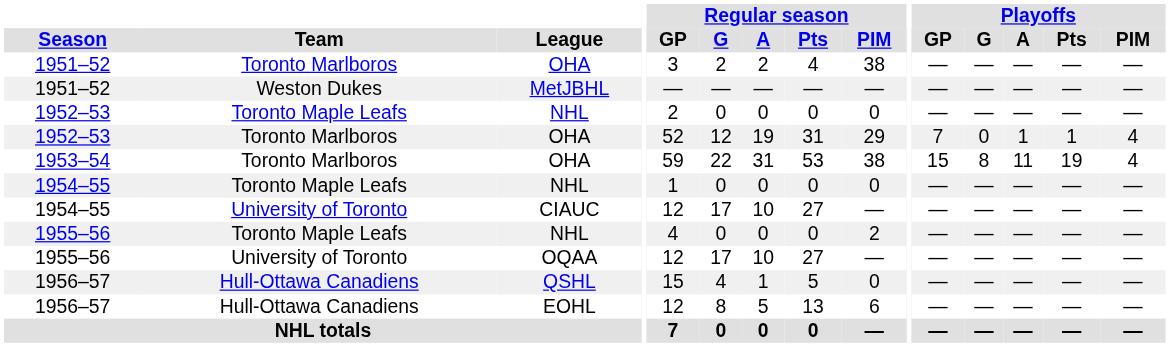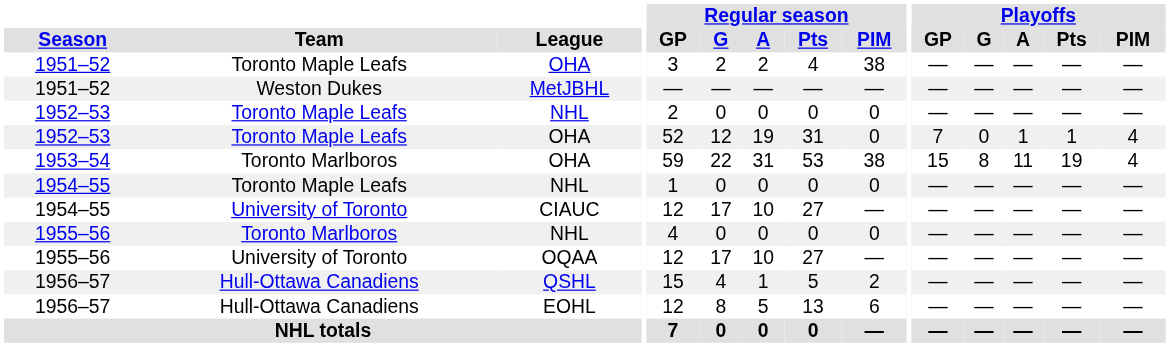(319, 64) Toronto Marlboros -> (319, 64) Toronto Maple Leafs
(319, 136) Toronto Marlboros -> (319, 136) Toronto Maple Leafs
(874, 136) 29 -> (874, 136) 0
(319, 233) Toronto Maple Leafs -> (319, 233) Toronto Marlboros
(874, 233) 2 -> (874, 233) 0
(874, 282) 0 -> (874, 282) 2
